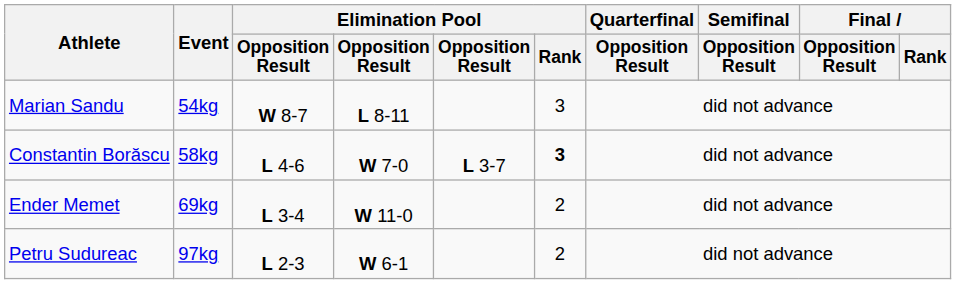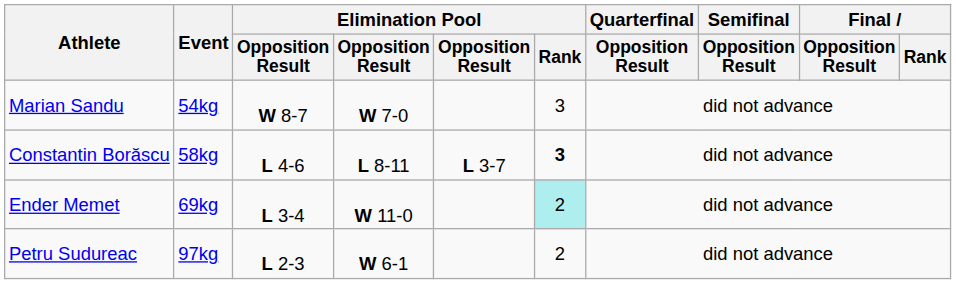(384, 116) L 8-11 -> (384, 116) W 7-0
(384, 165) W 7-0 -> (384, 165) L 8-11
(560, 205) no background -> (560, 205) paleturquoise background
